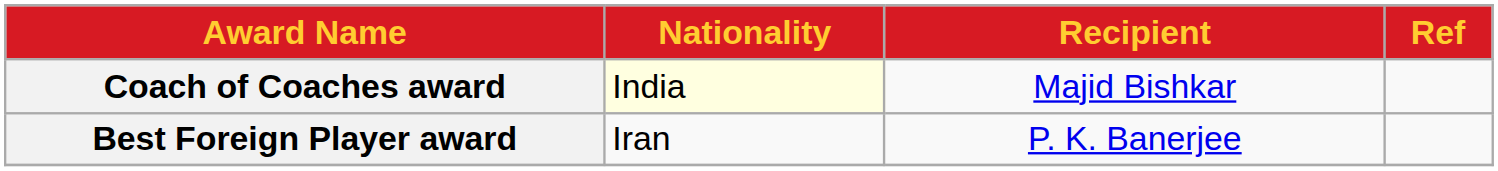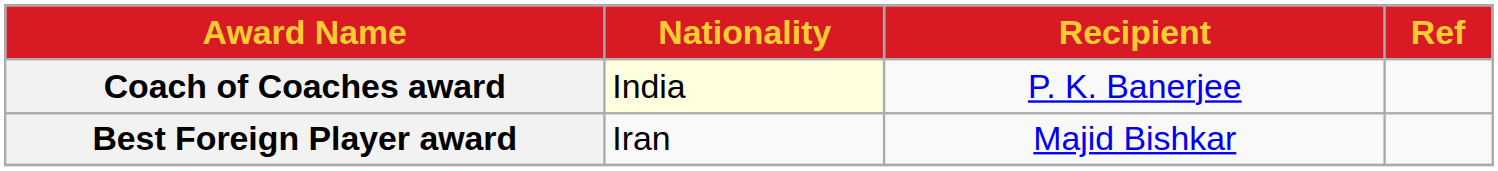(1135, 86) Majid Bishkar -> (1135, 86) P. K. Banerjee
(1135, 139) P. K. Banerjee -> (1135, 139) Majid Bishkar
